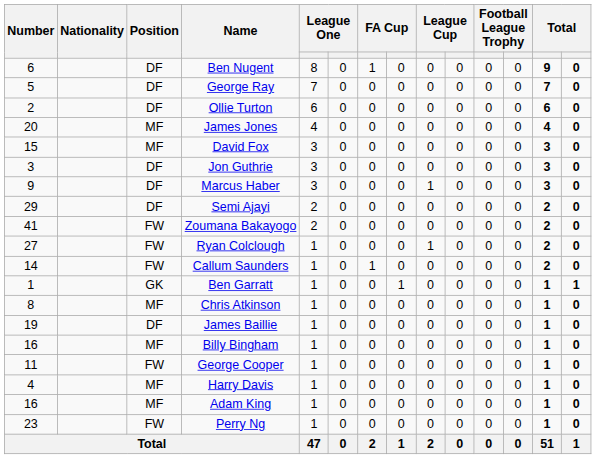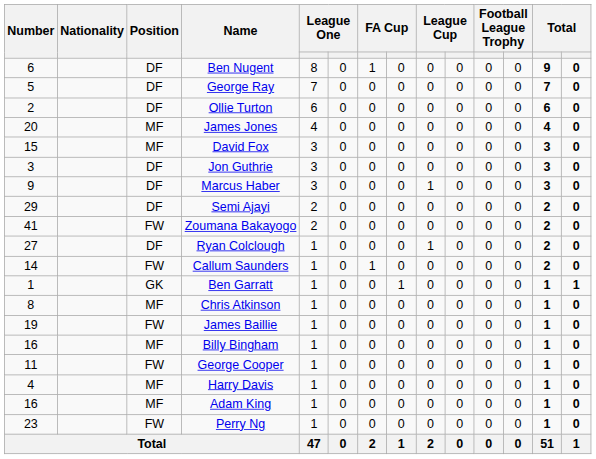(154, 246) FW -> (154, 246) DF
(154, 325) DF -> (154, 325) FW
